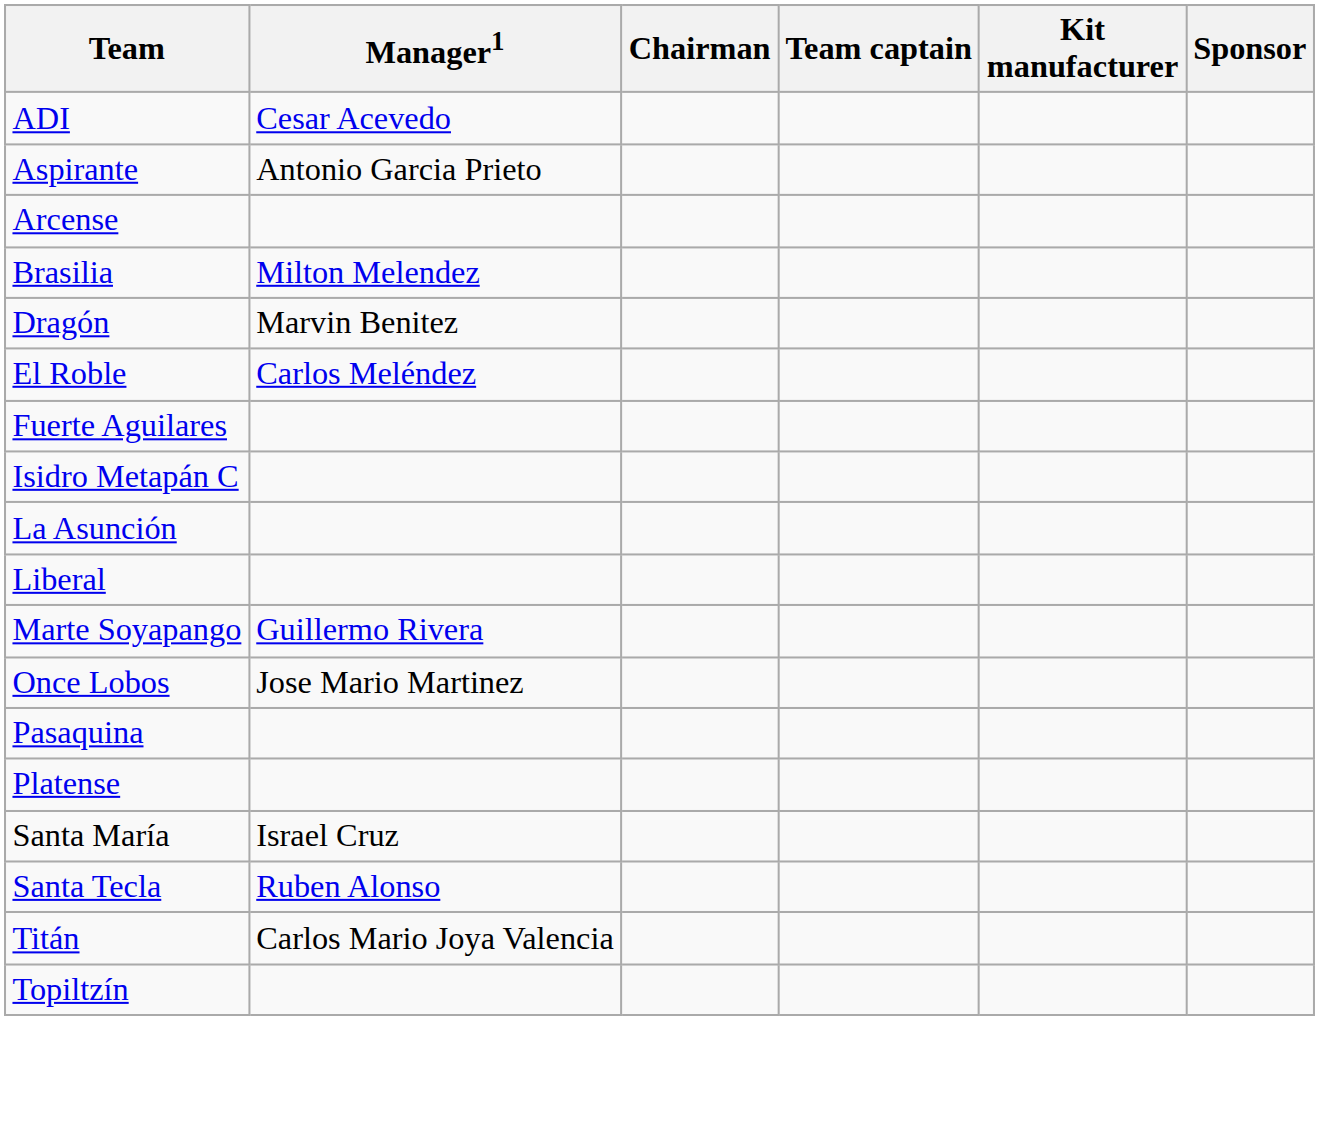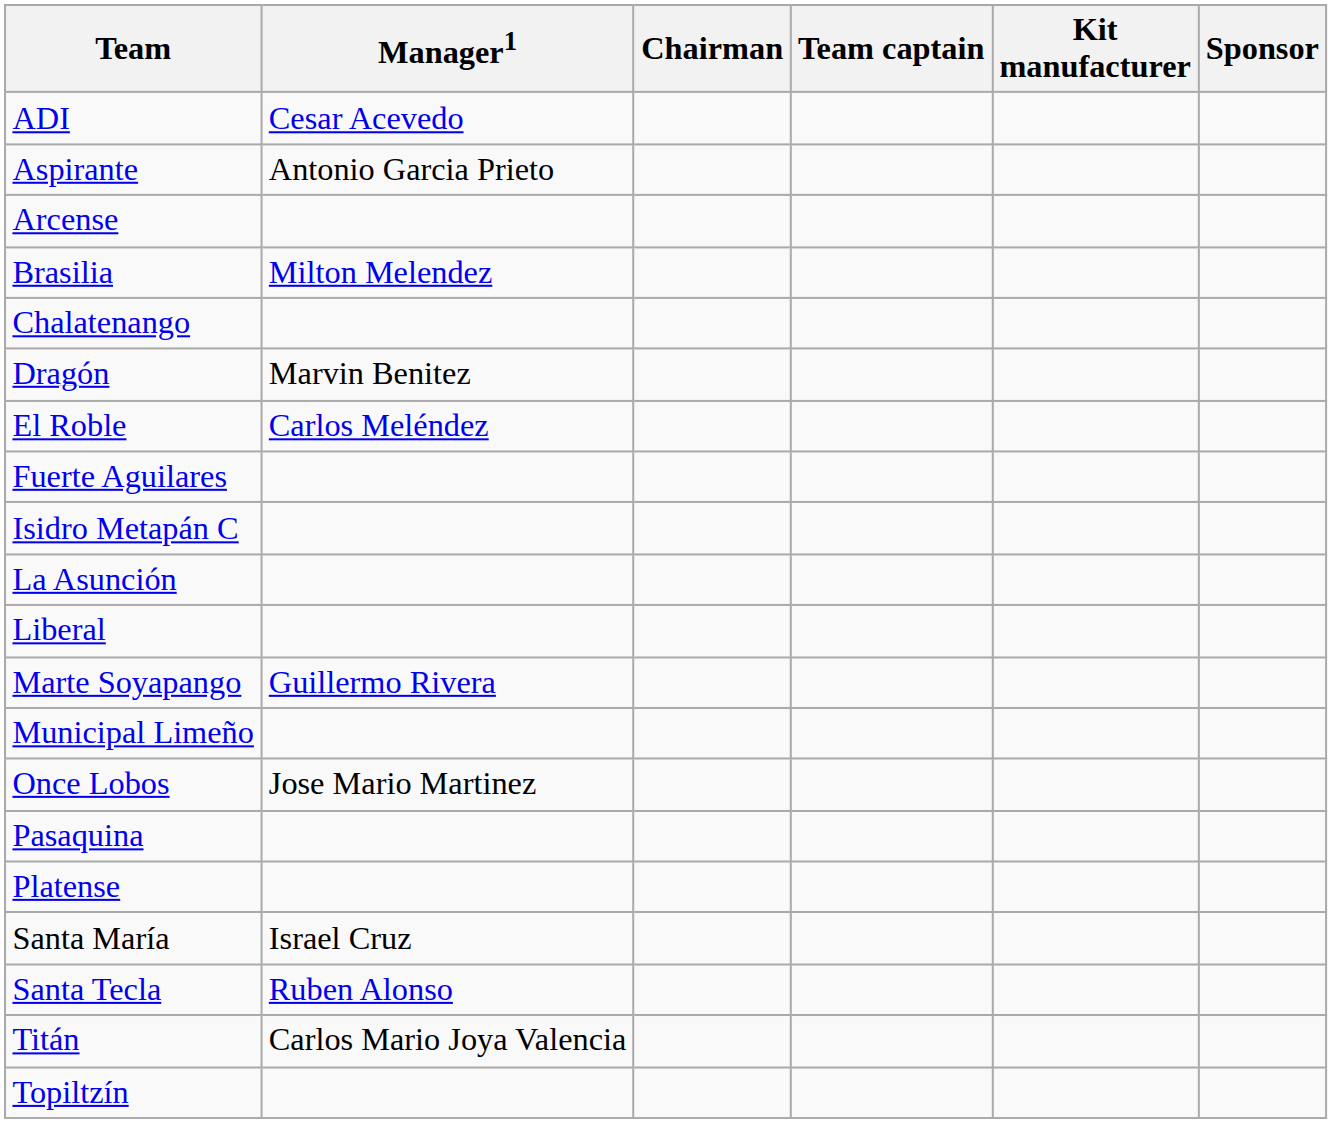+ row: (101, 322)
+ row: (133, 732)
